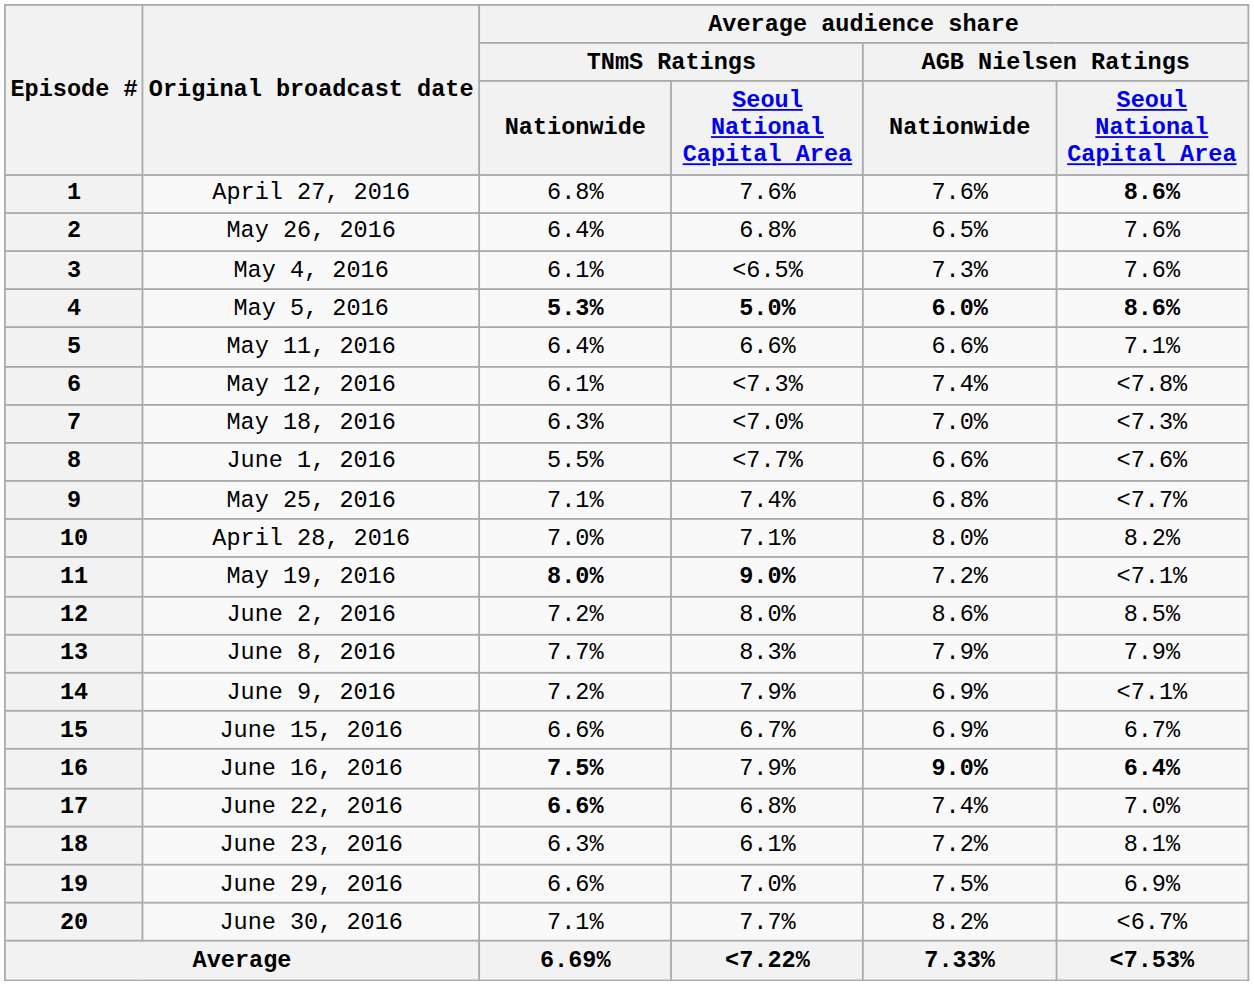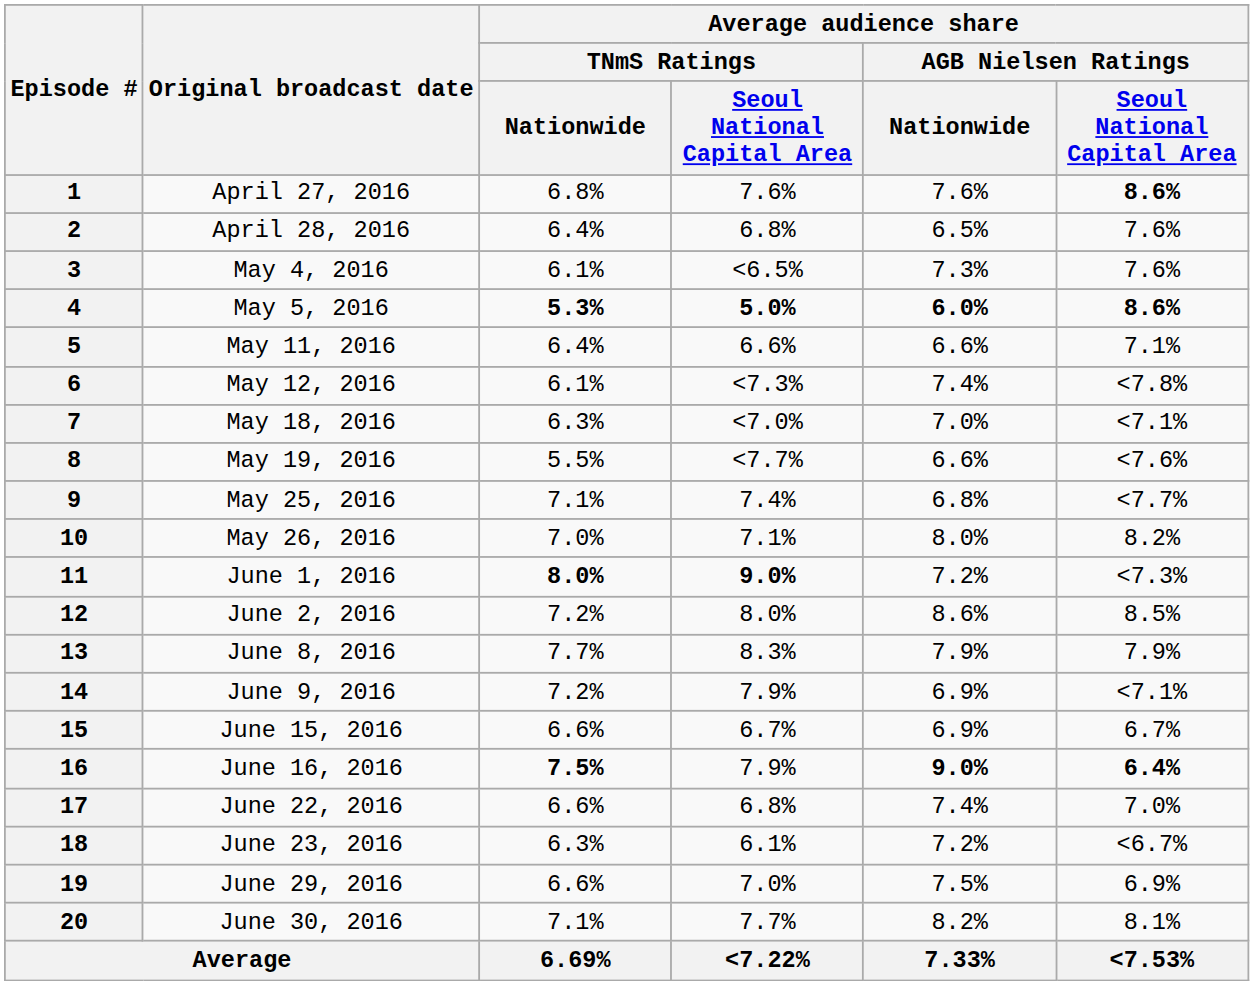(311, 232) May 26, 2016 -> (311, 232) April 28, 2016
(1152, 424) <7.3% -> (1152, 424) <7.1%
(311, 462) June 1, 2016 -> (311, 462) May 19, 2016
(311, 539) April 28, 2016 -> (311, 539) May 26, 2016
(311, 577) May 19, 2016 -> (311, 577) June 1, 2016
(1152, 577) <7.1% -> (1152, 577) <7.3%
(575, 807) bold -> (575, 807) normal
(1152, 845) 8.1% -> (1152, 845) <6.7%
(1152, 922) <6.7% -> (1152, 922) 8.1%
